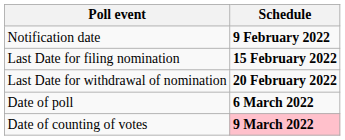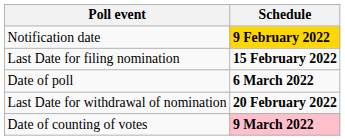(281, 37) no background -> (281, 37) gold background
rows swapped: (117, 80) <-> (40, 102)
